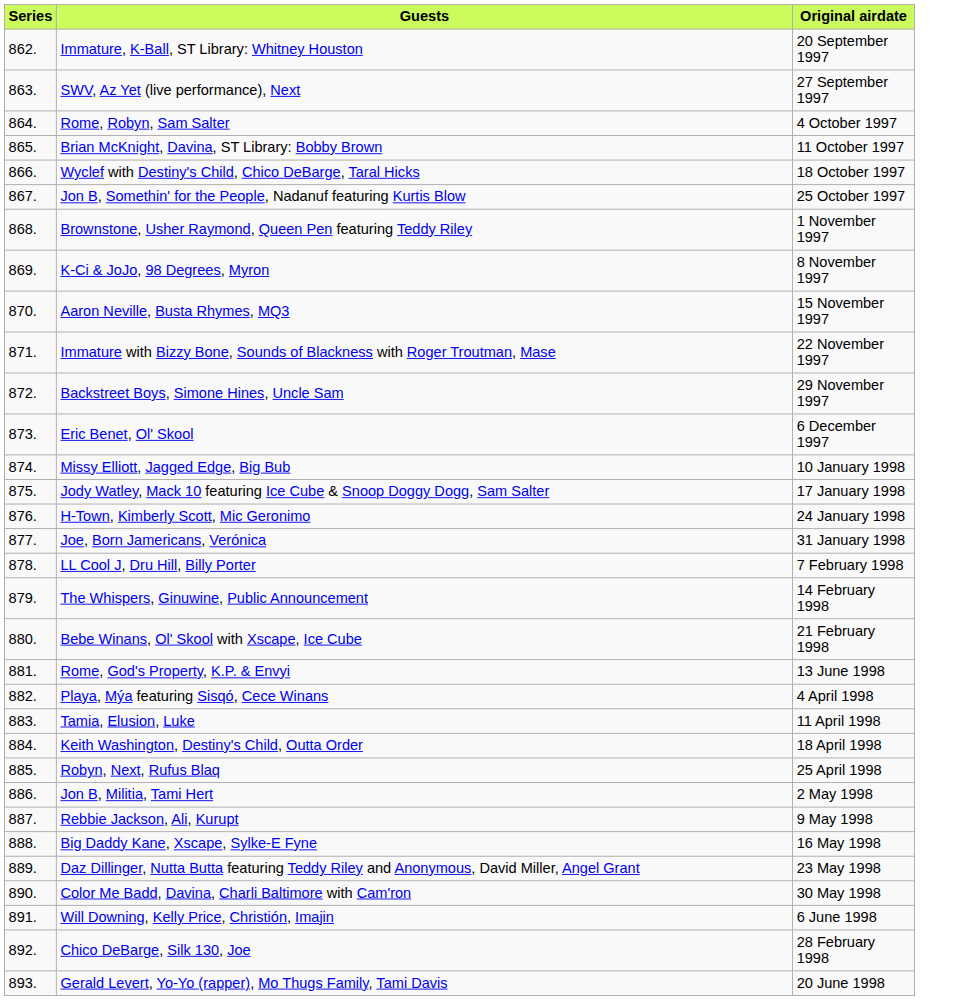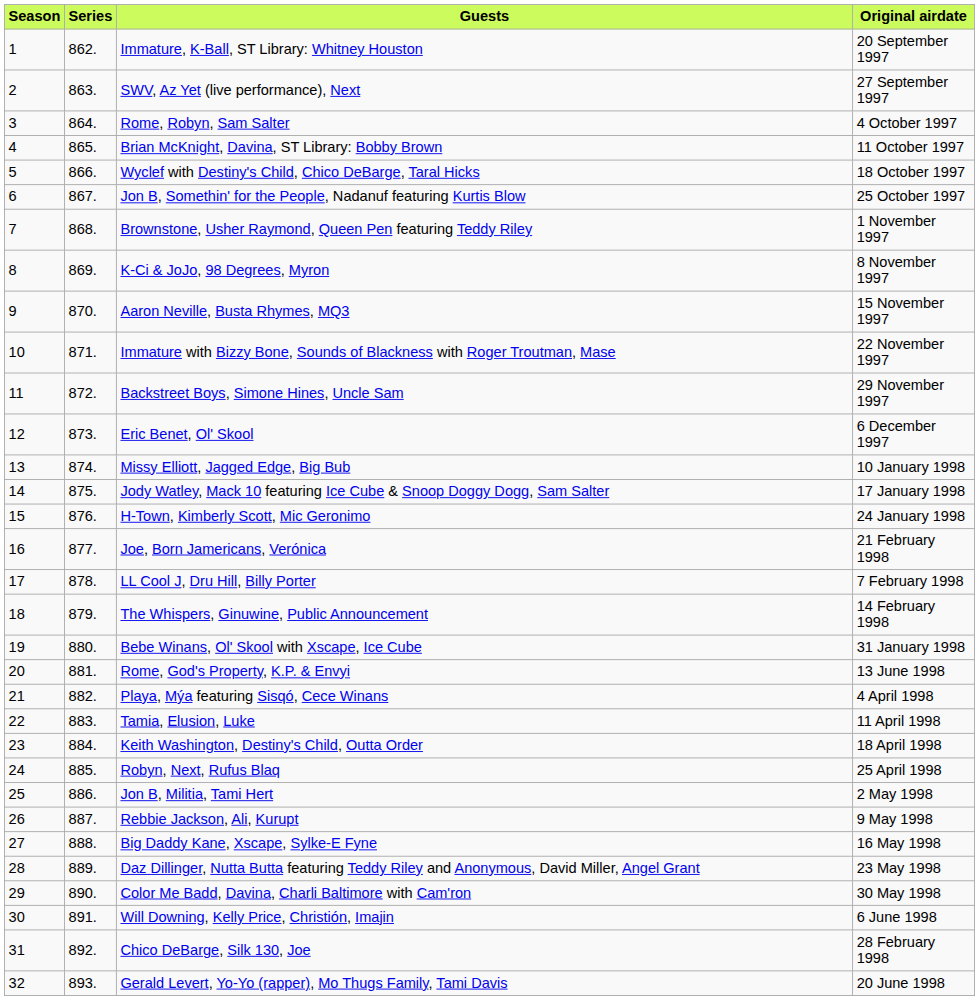+ column: (34, 16)
(851, 540) 31 January 1998 -> (896, 549) 21 February 1998
(836, 639) 21 February 1998 -> (911, 647) 31 January 1998
